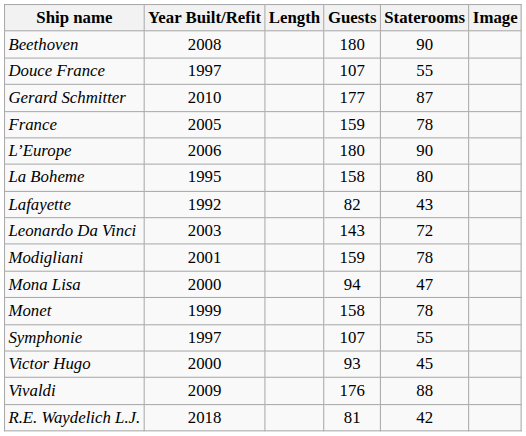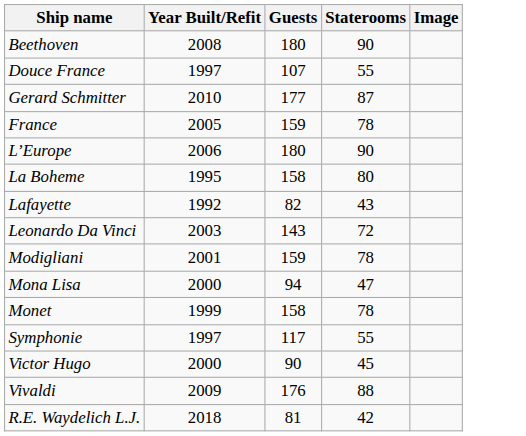- column: (295, 17)
(352, 337) 107 -> (293, 337) 117
(352, 364) 93 -> (293, 364) 90
